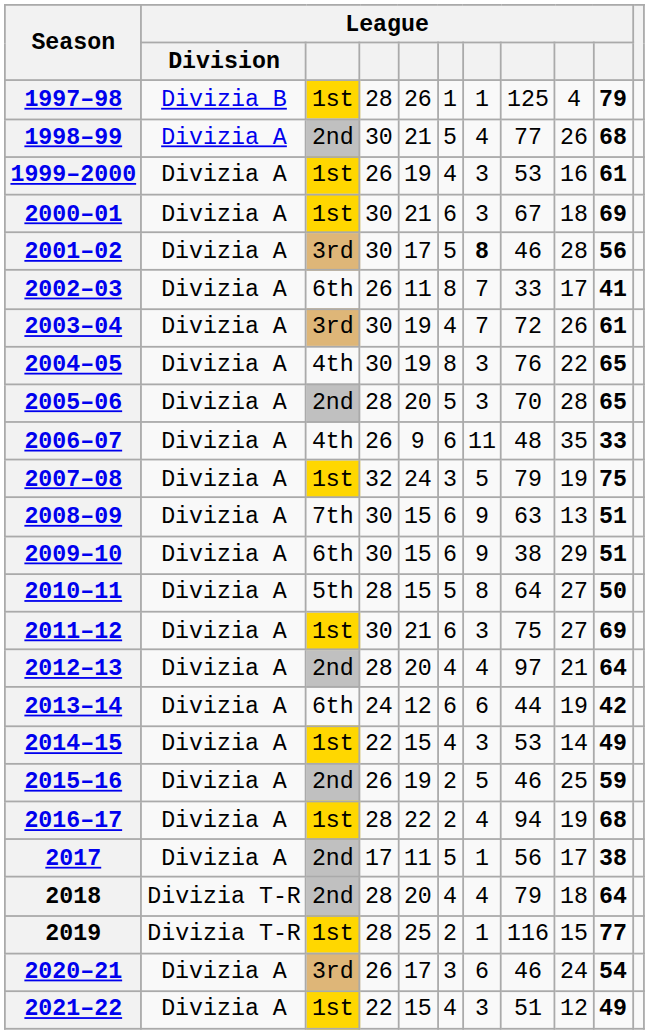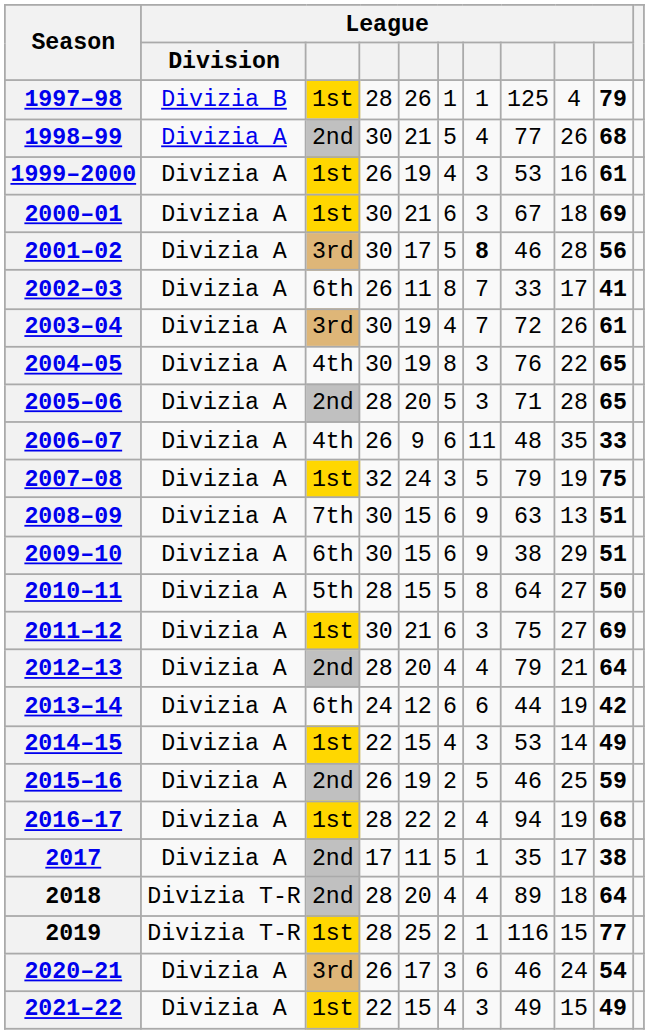(528, 403) 70 -> (528, 403) 71
(528, 669) 97 -> (528, 669) 79
(528, 858) 56 -> (528, 858) 35
(528, 896) 79 -> (528, 896) 89
(528, 1010) 51 -> (528, 1010) 49
(574, 1010) 12 -> (574, 1010) 15
